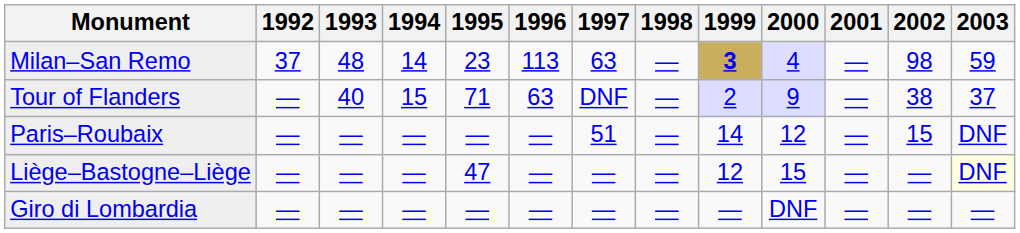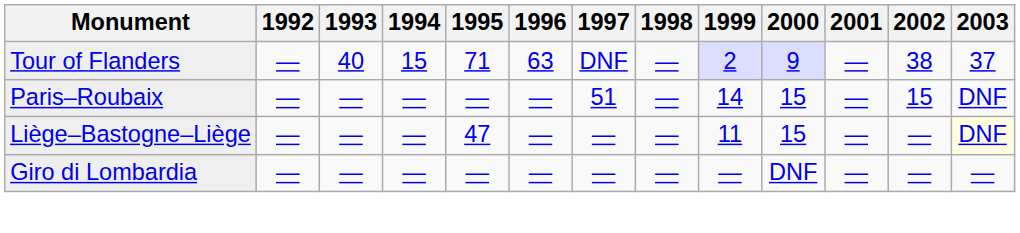- row: (100, 60)
(793, 135) 12 -> (793, 97) 15
(730, 172) 12 -> (730, 135) 11
